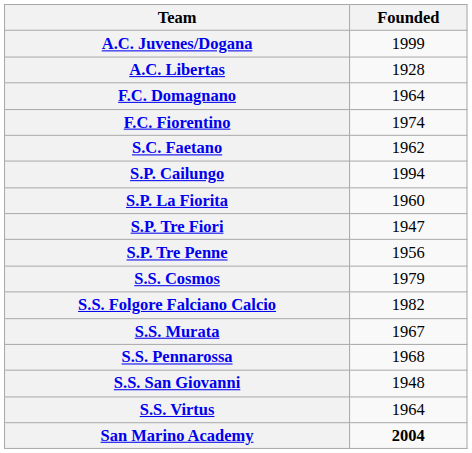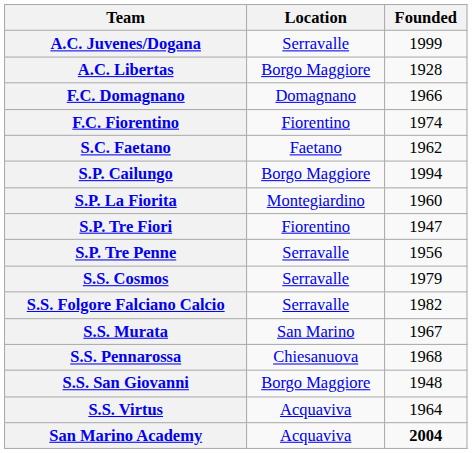+ column: (316, 17)
(408, 95) 1964 -> (426, 95) 1966
